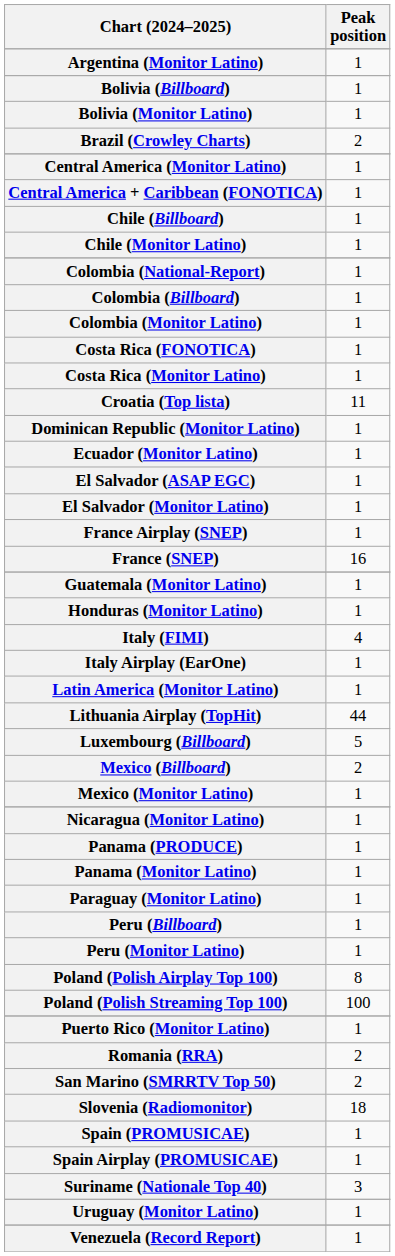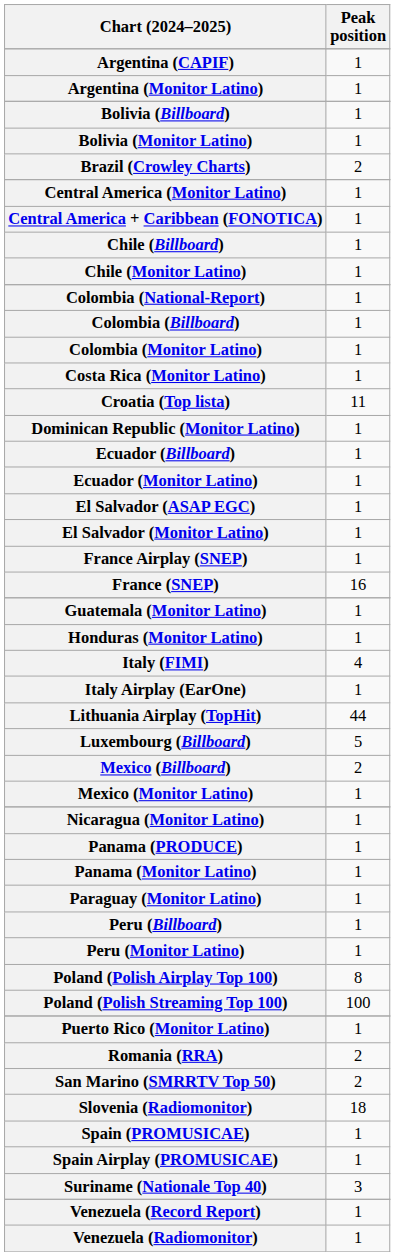+ row: (165, 62)
- row: (165, 349)
+ row: (165, 454)
- row: (165, 689)
- row: (165, 1212)
+ row: (165, 1238)
